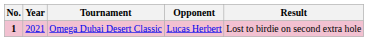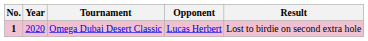(35, 28) 2021 -> (35, 28) 2020
